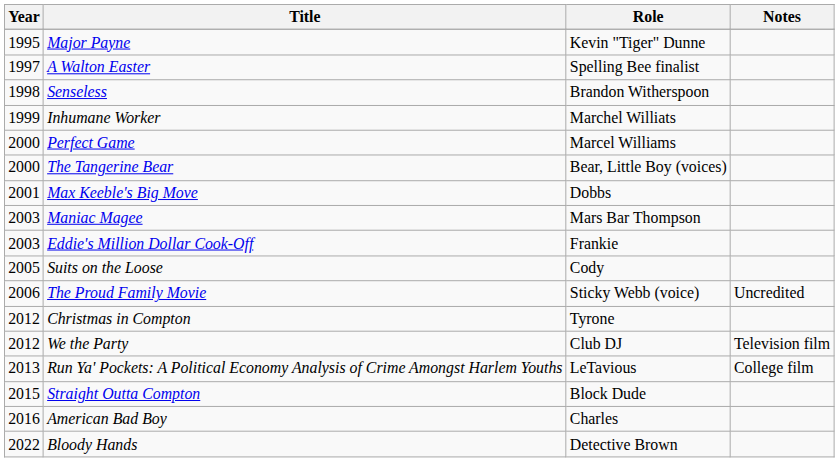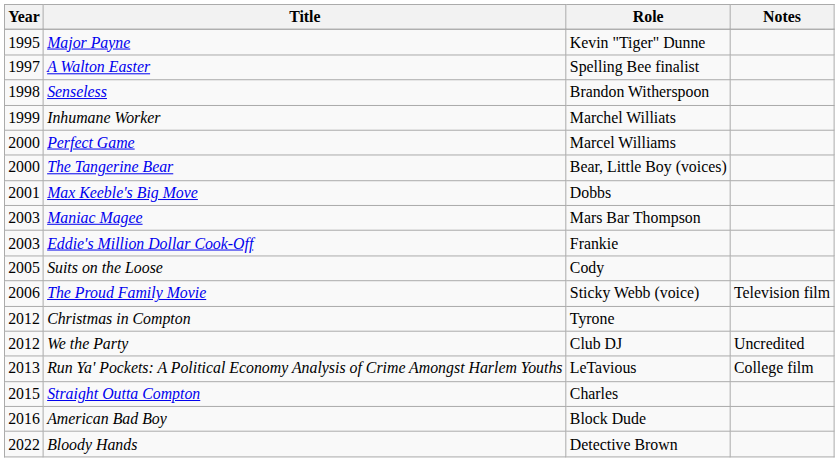(769, 293) Uncredited -> (782, 293) Television film
(782, 343) Television film -> (769, 343) Uncredited
(608, 393) Block Dude -> (594, 393) Charles
(594, 419) Charles -> (608, 419) Block Dude
